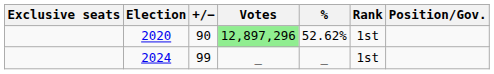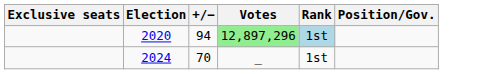- column: (324, 15)
(203, 36) 90 -> (203, 36) 94
(368, 36) no background -> (317, 36) lightblue background
(203, 57) 99 -> (203, 57) 70
